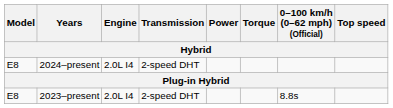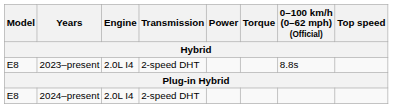rows swapped: (69, 65) <-> (69, 96)
